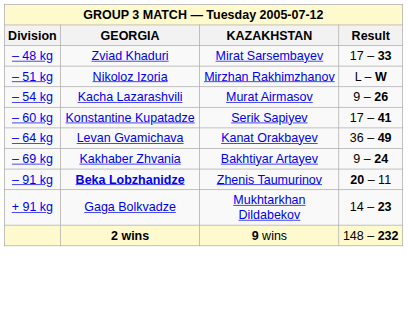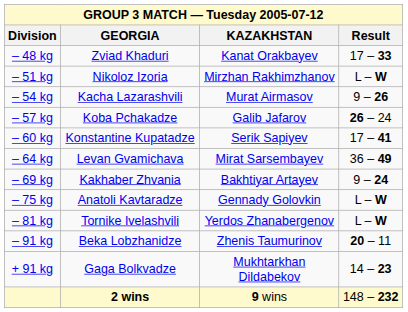(269, 55) Mirat Sarsembayev -> (269, 55) Kanat Orakbayev
+ row: (32, 117)
(269, 138) Kanat Orakbayev -> (269, 158) Mirat Sarsembayev
+ row: (32, 199)
+ row: (32, 220)
(130, 179) bold -> (130, 241) normal
